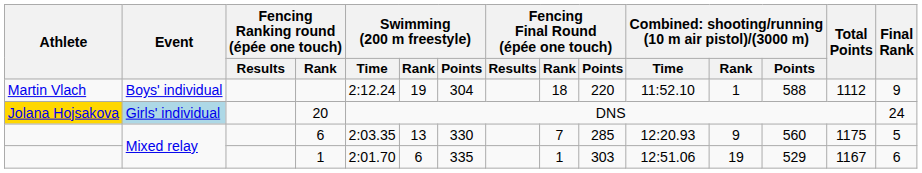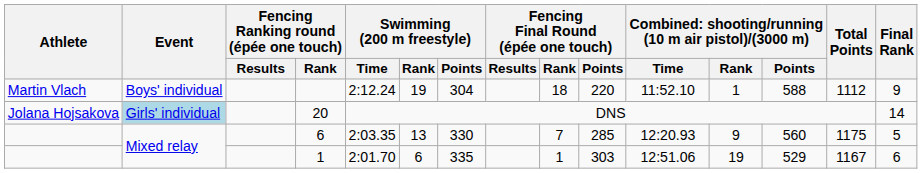(63, 113) gold background -> (63, 113) no background
(897, 113) 24 -> (897, 113) 14
